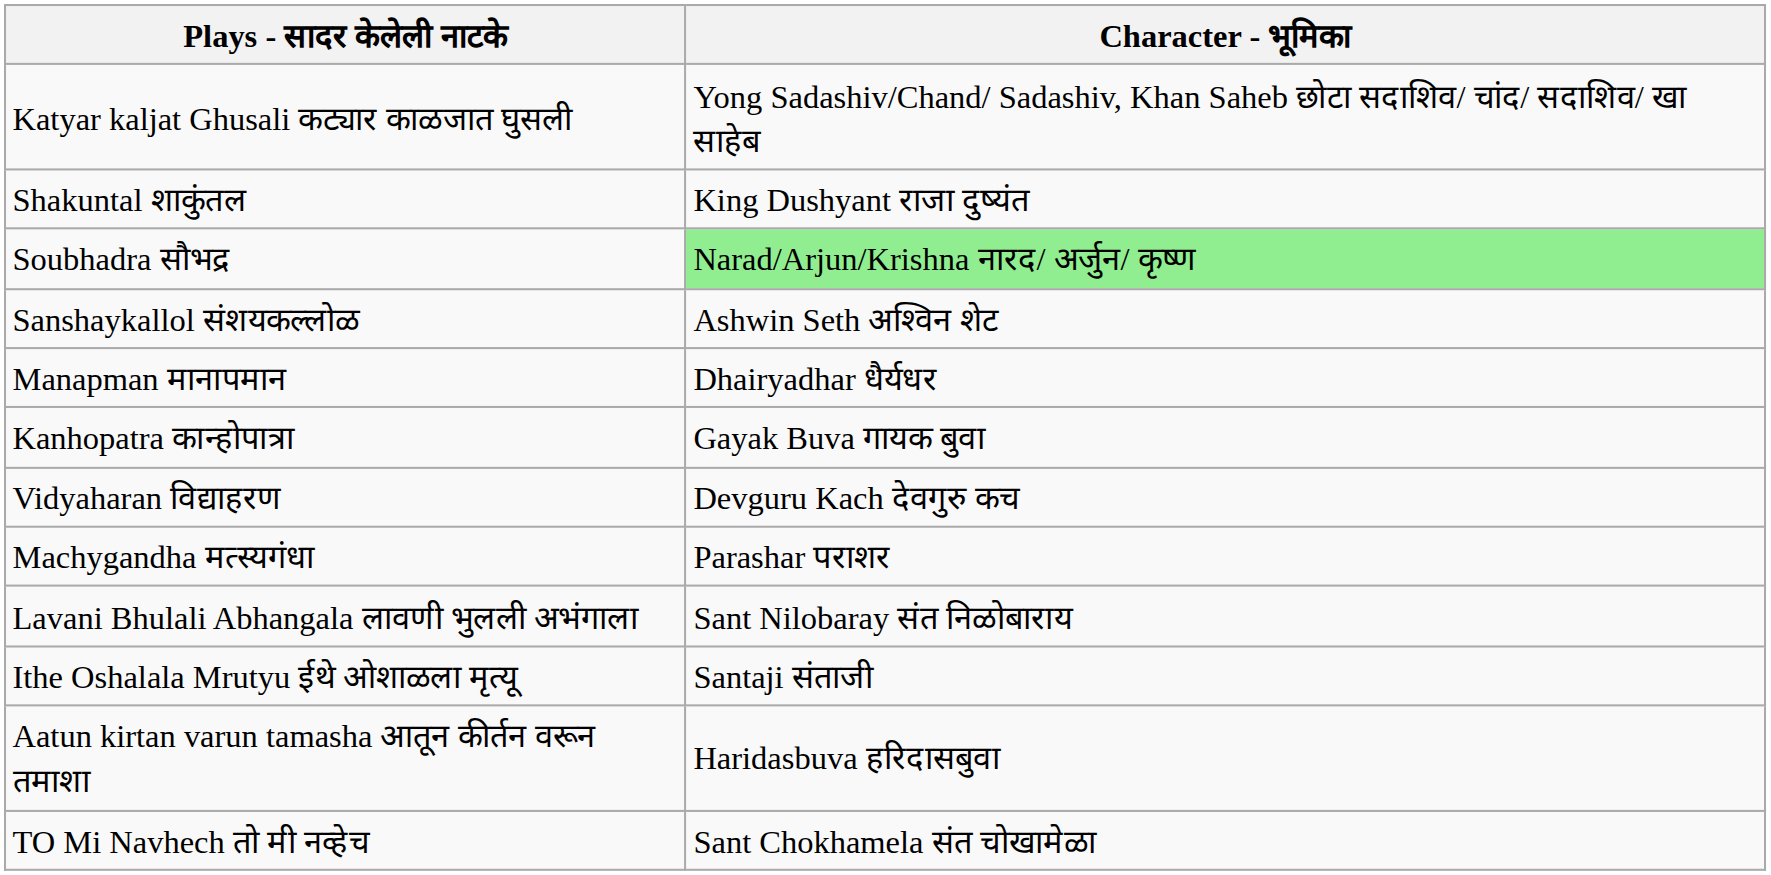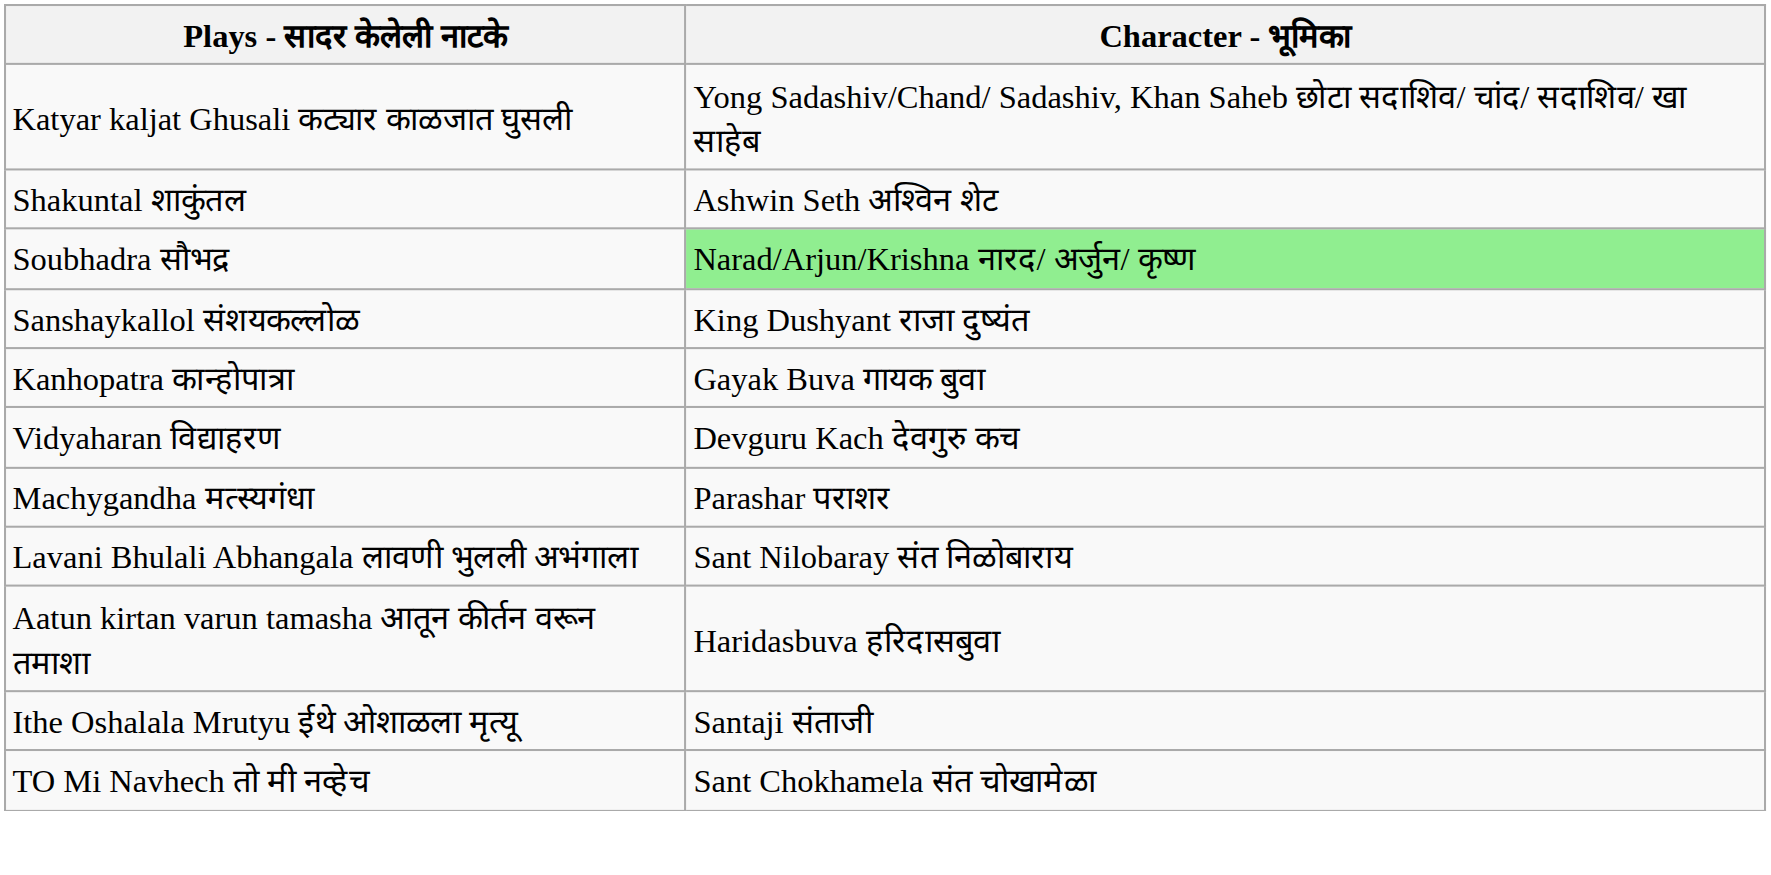(861, 200) King Dushyant राजा दुष्यंत -> (846, 200) Ashwin Seth अश्विन शेट
(846, 319) Ashwin Seth अश्विन शेट -> (861, 319) King Dushyant राजा दुष्यंत
- row: (150, 379)
rows swapped: (304, 759) <-> (265, 677)
